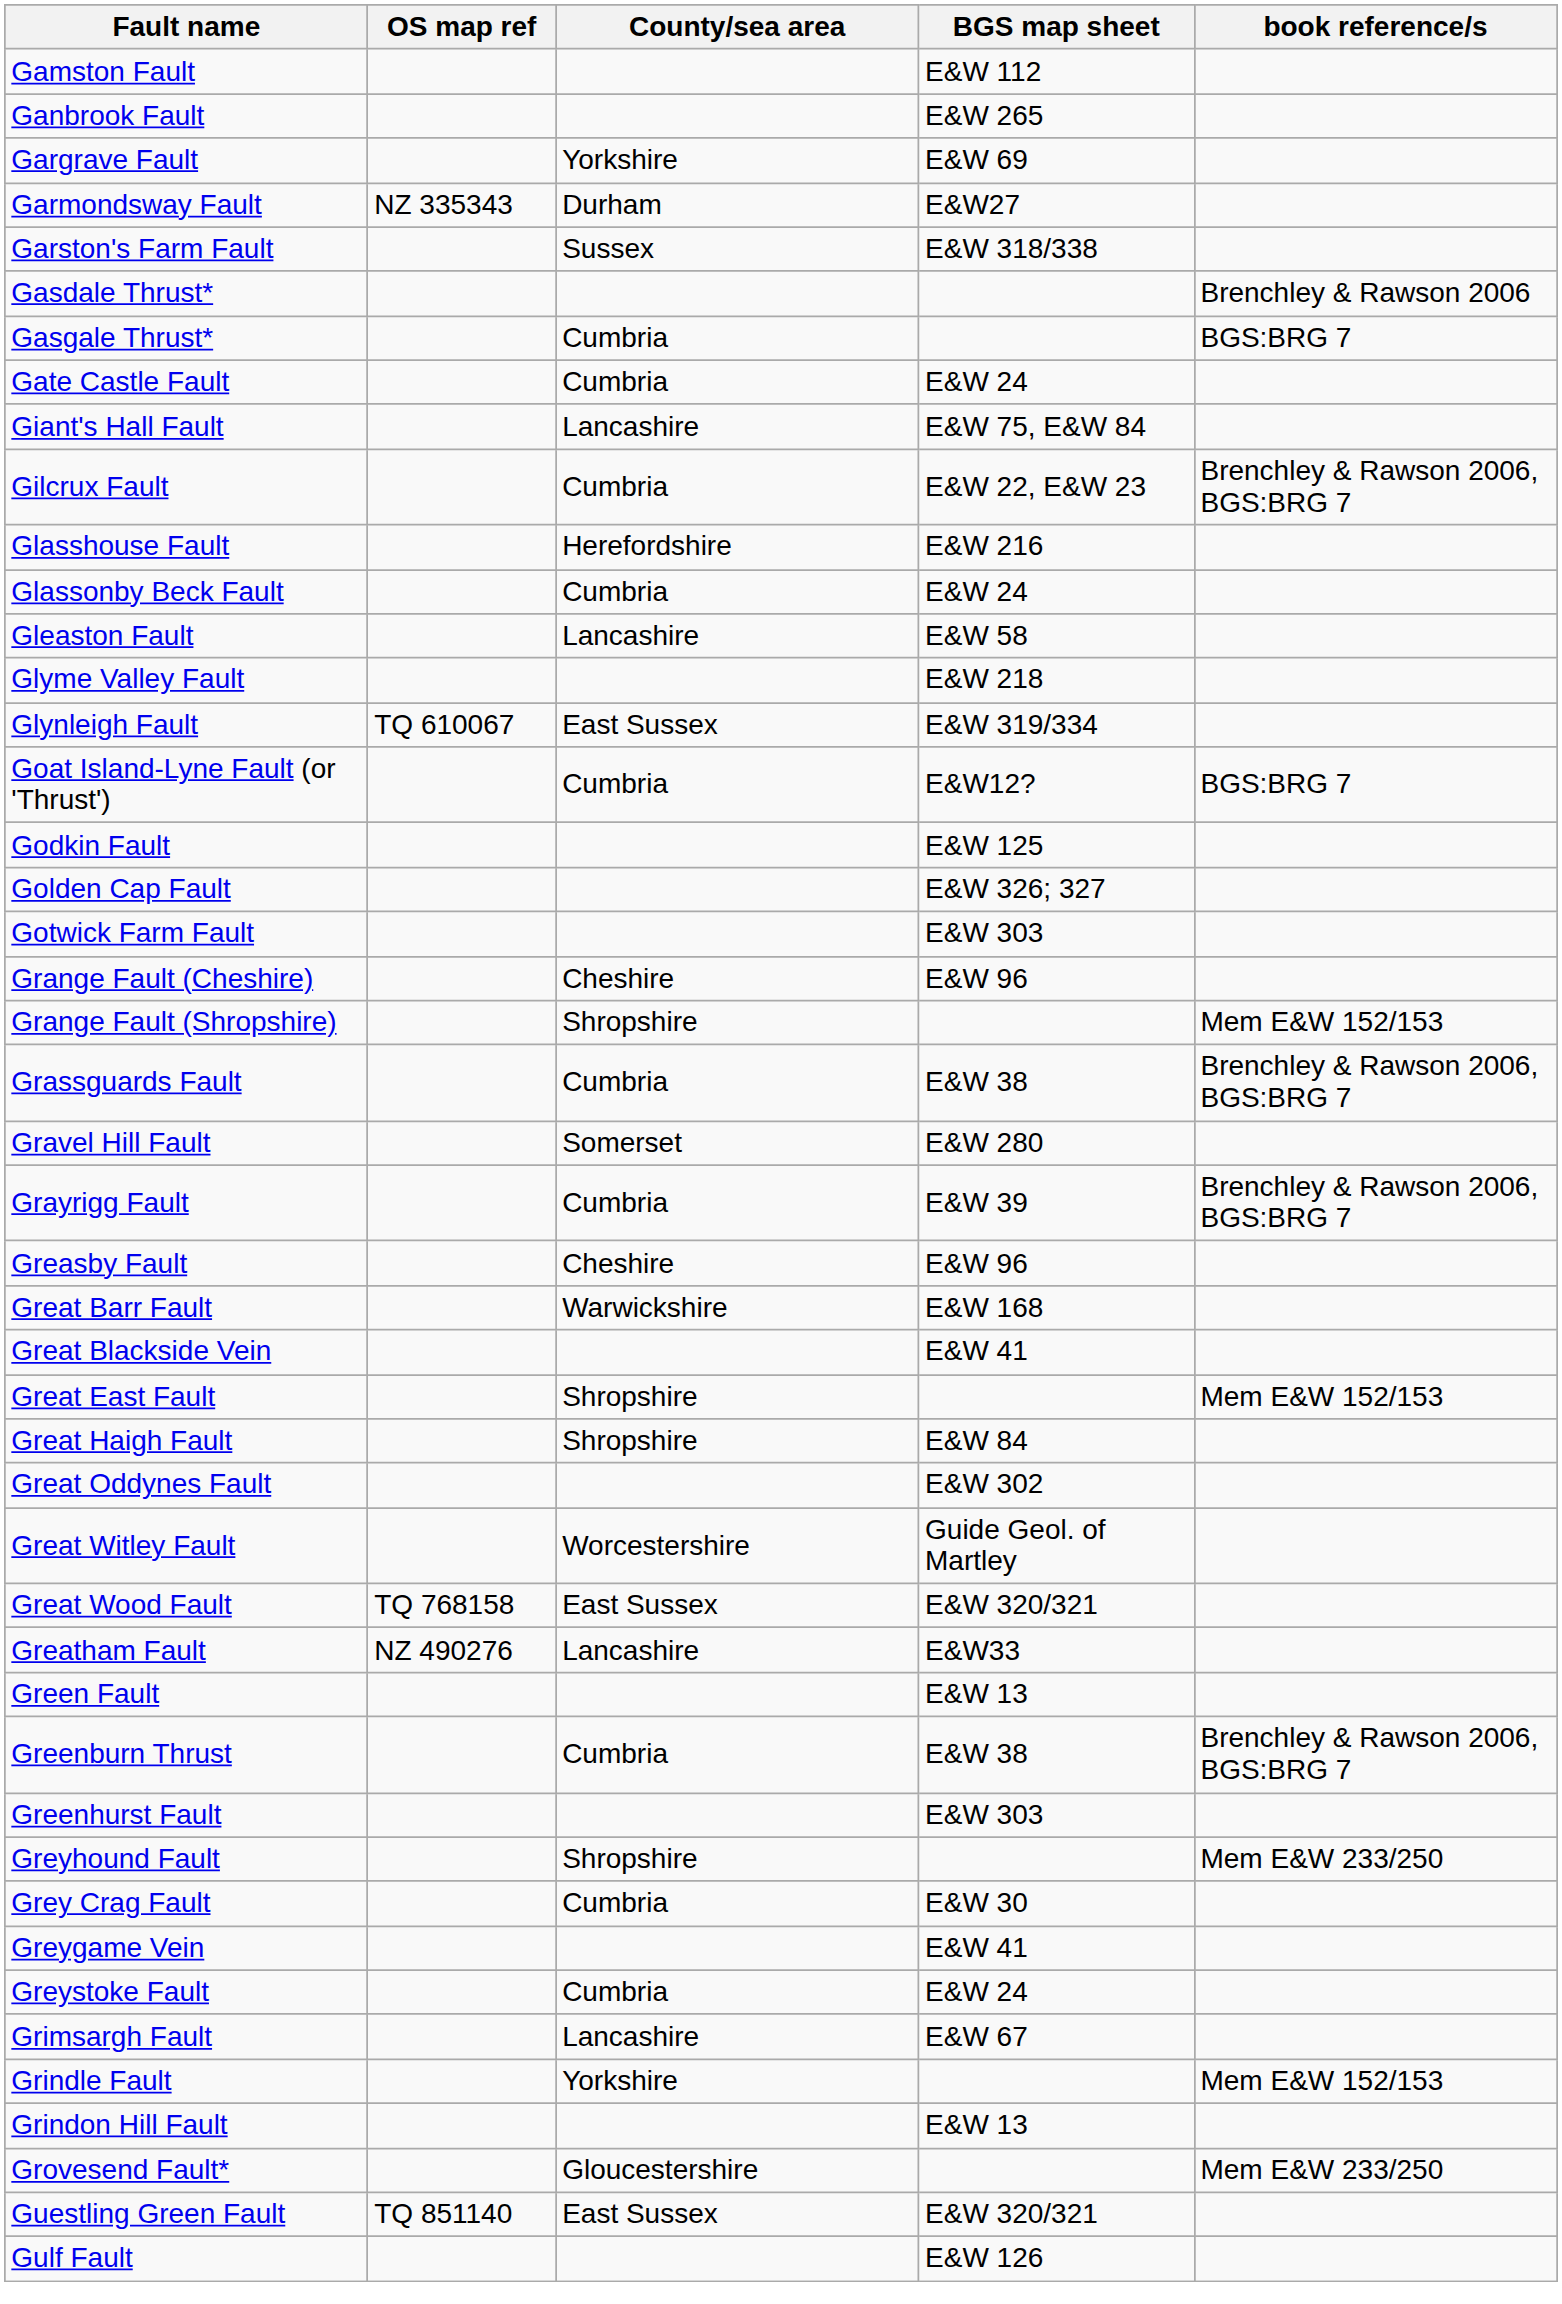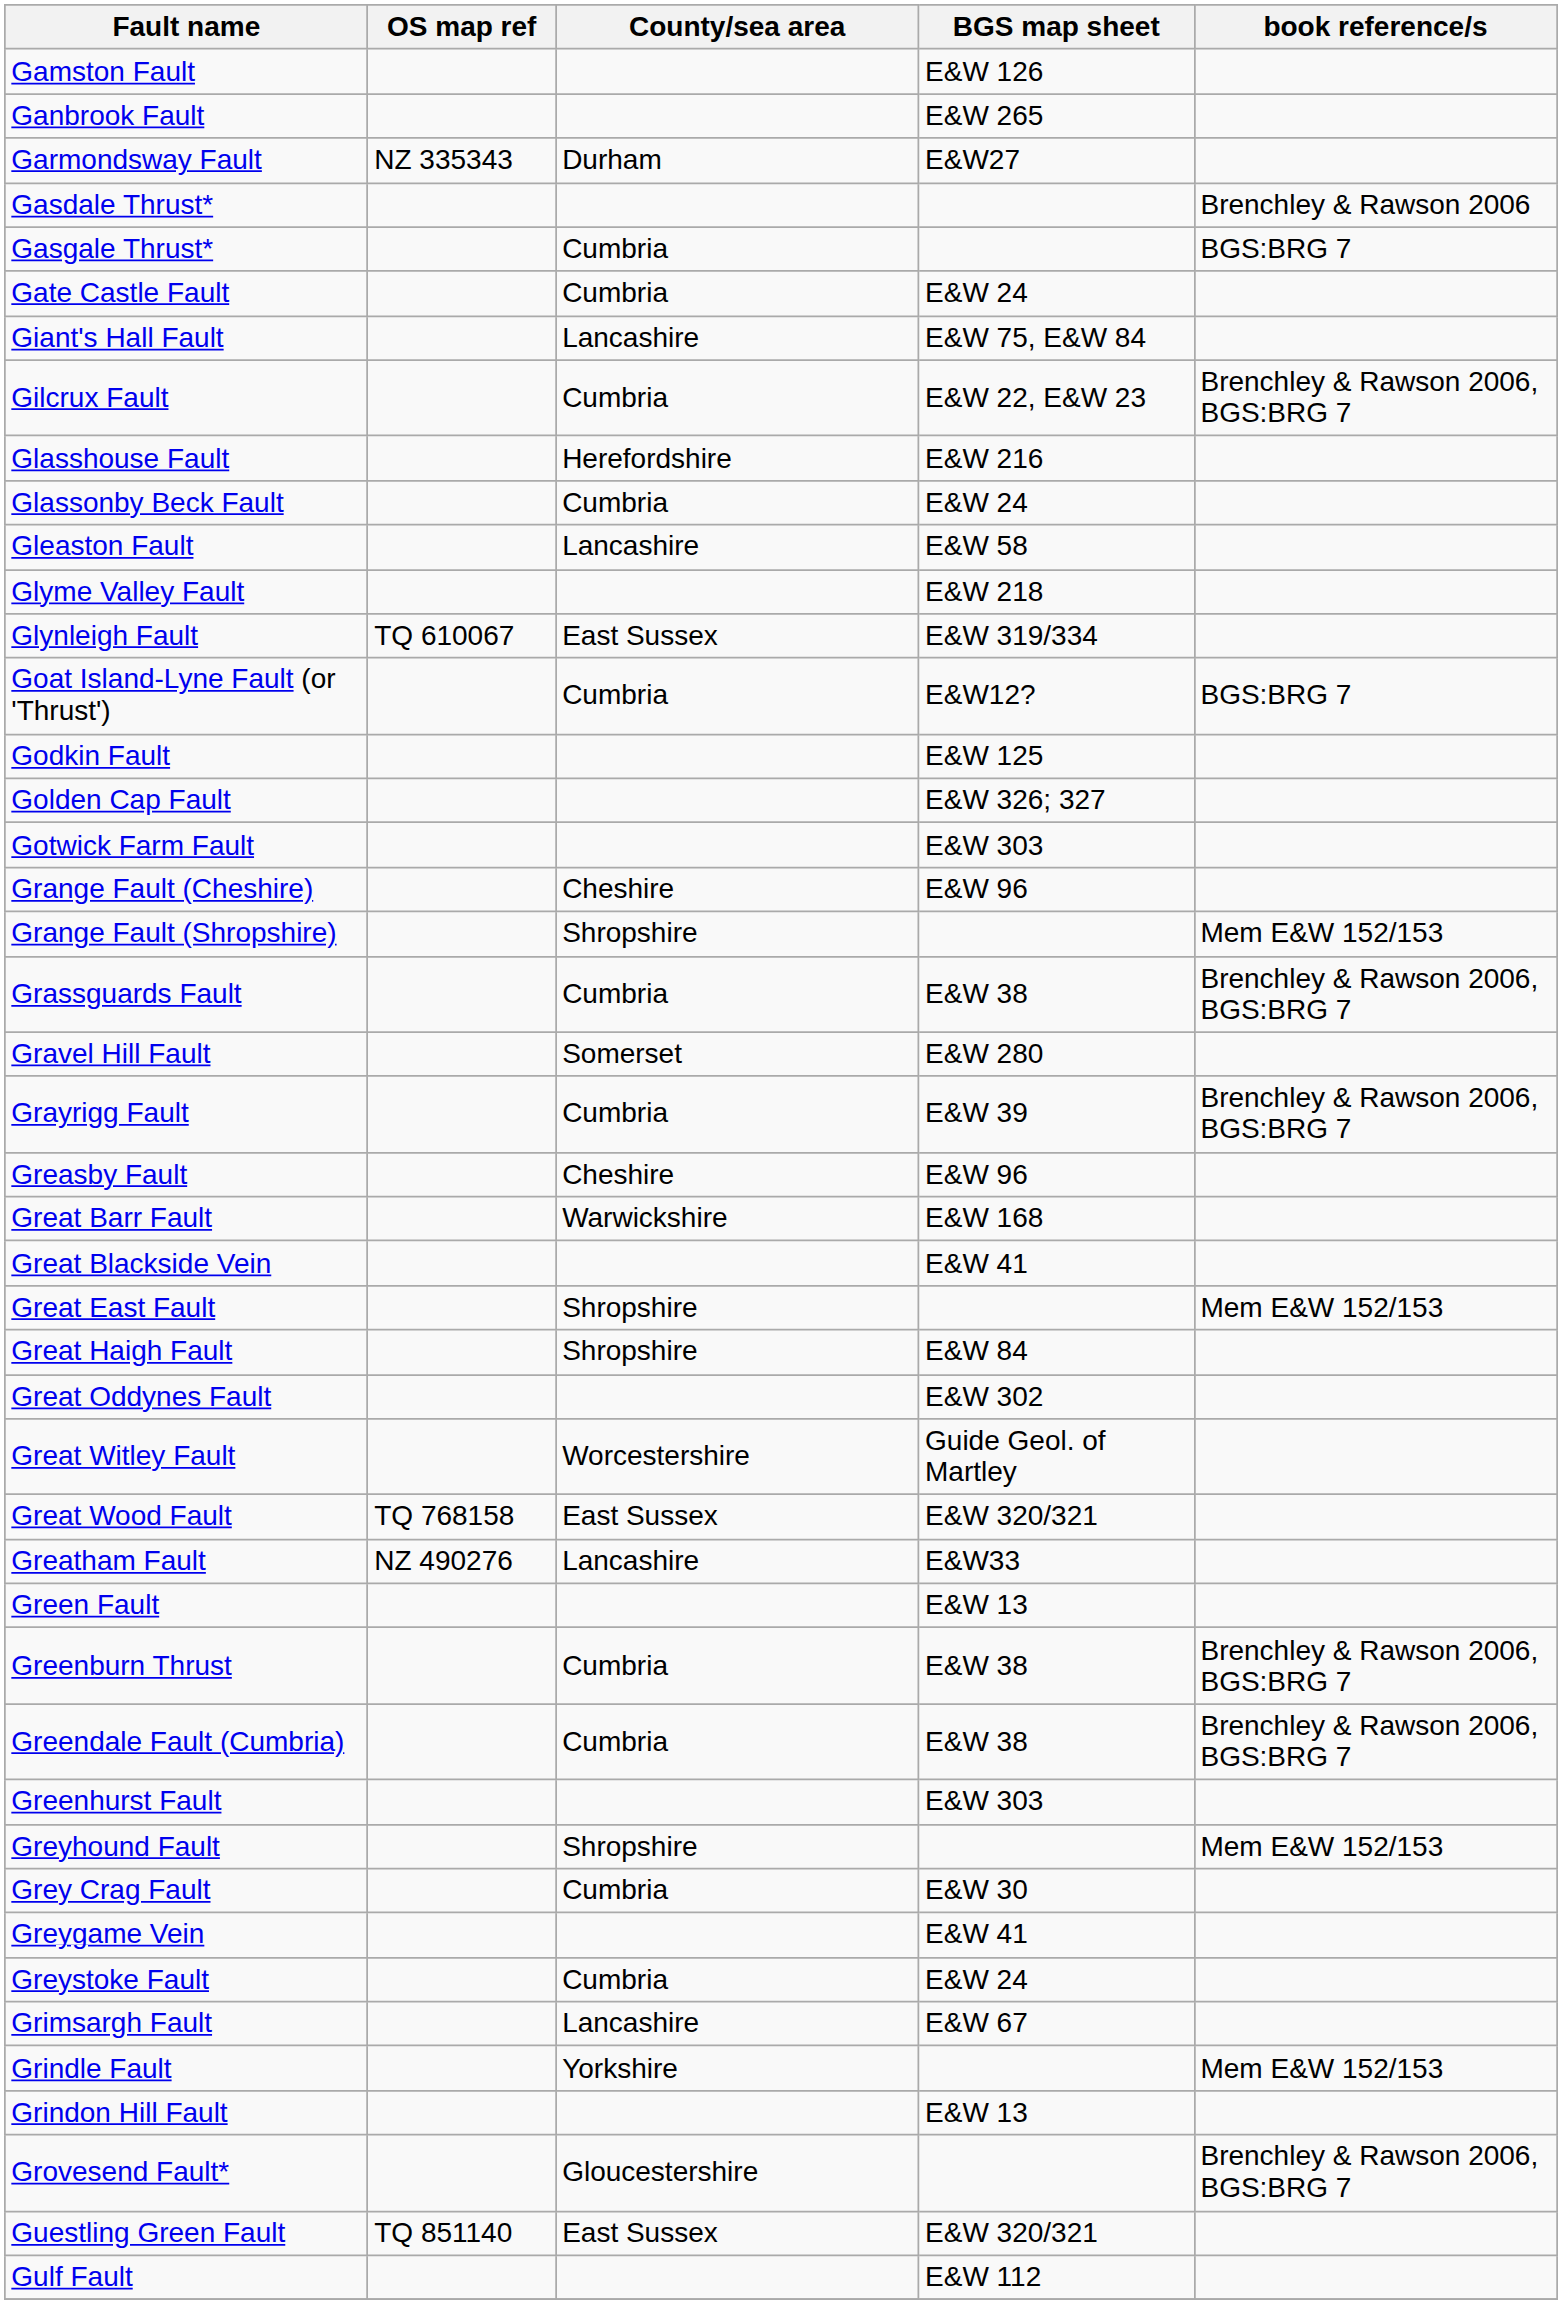(983, 71) E&W 112 -> (984, 71) E&W 126
- row: (105, 159)
- row: (142, 248)
+ row: (178, 1741)
(1322, 1858) Mem E&W 233/250 -> (1322, 1845) Mem E&W 152/153
(1322, 2169) Mem E&W 233/250 -> (1369, 2172) Brenchley & Rawson 2006, BGS:BRG 7
(984, 2258) E&W 126 -> (983, 2276) E&W 112
